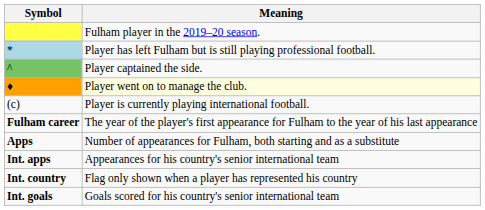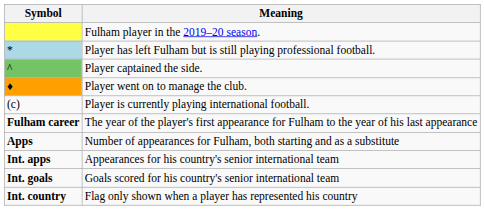(166, 86) lightyellow background -> (166, 86) no background
rows swapped: (36, 178) <-> (30, 196)
